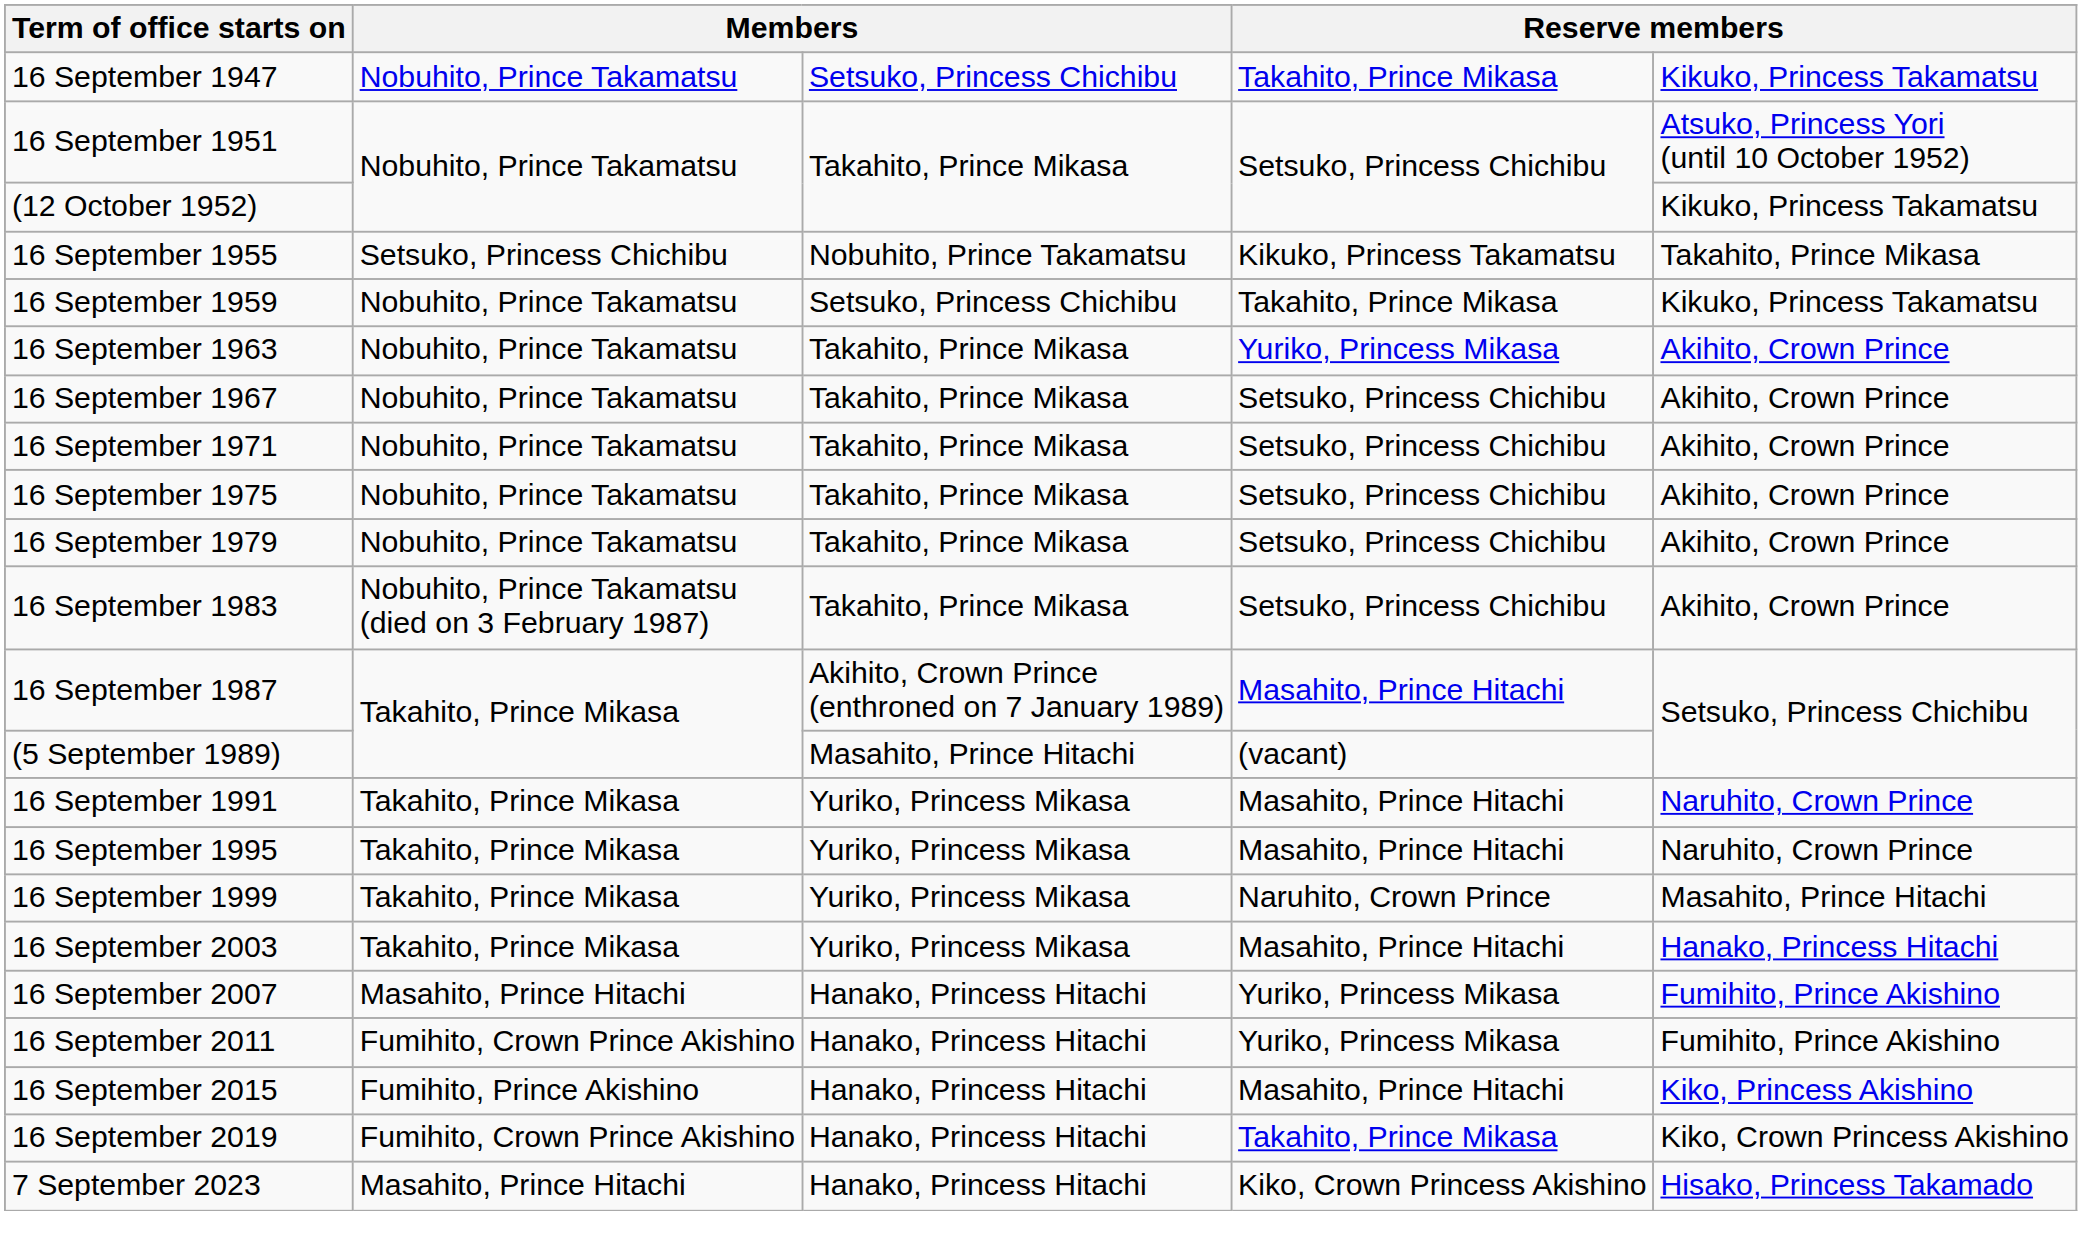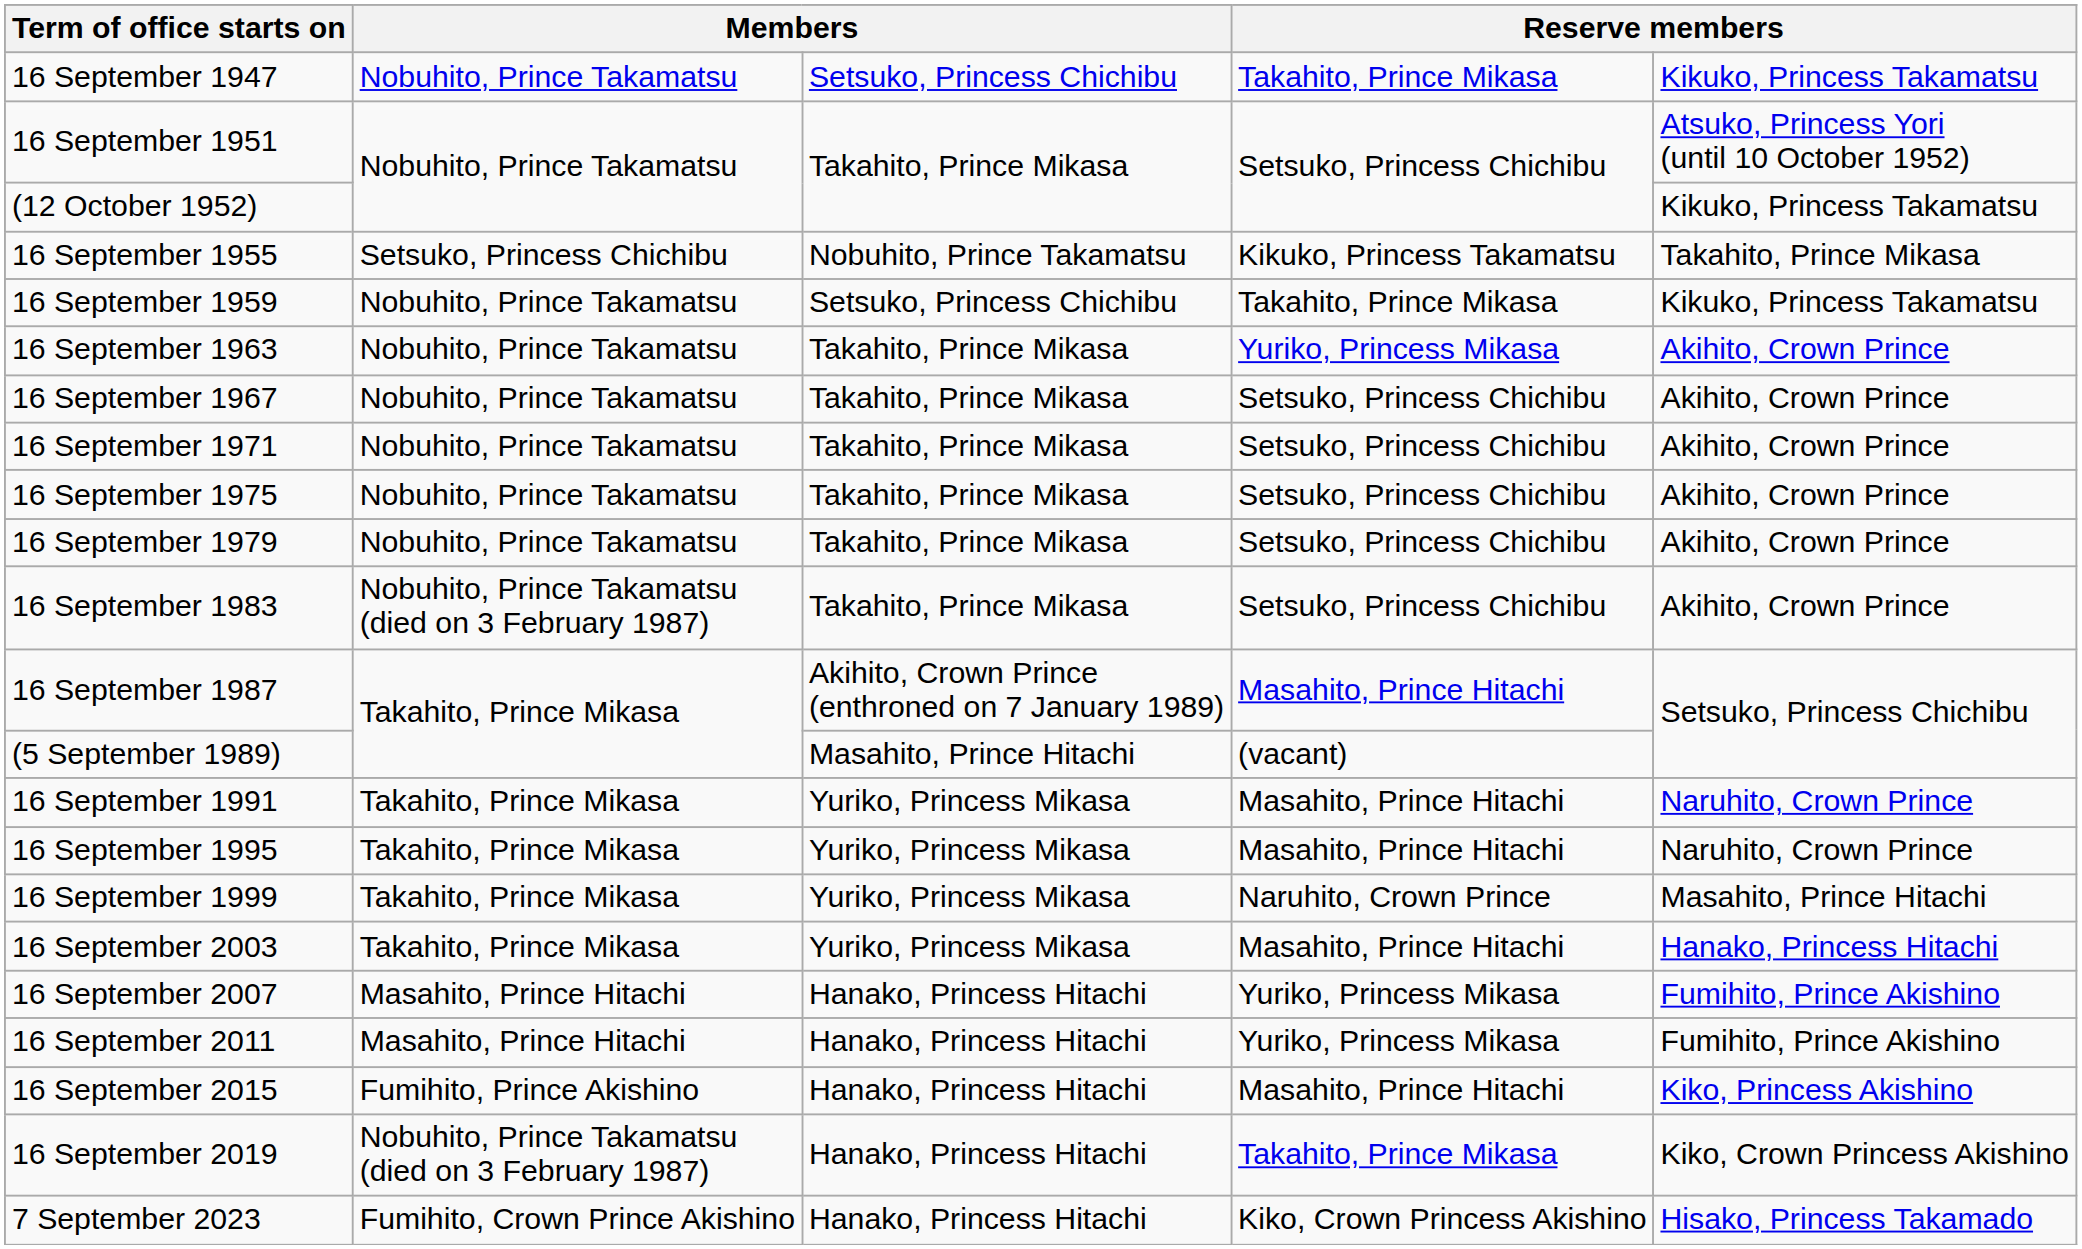(577, 1041) Fumihito, Crown Prince Akishino -> (523, 1041) Masahito, Prince Hitachi
(577, 1137) Fumihito, Crown Prince Akishino -> (548, 1154) Nobuhito, Prince Takamatsu (died on 3 February 1987)
(523, 1185) Masahito, Prince Hitachi -> (577, 1219) Fumihito, Crown Prince Akishino
